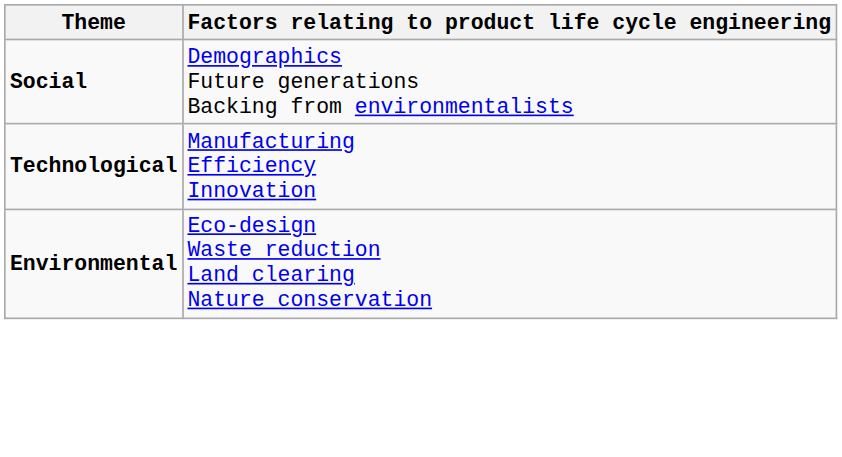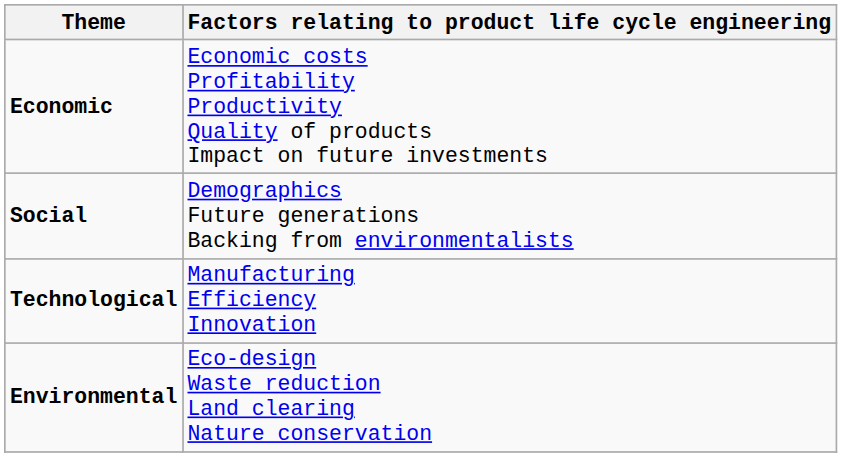+ row: (61, 107)
